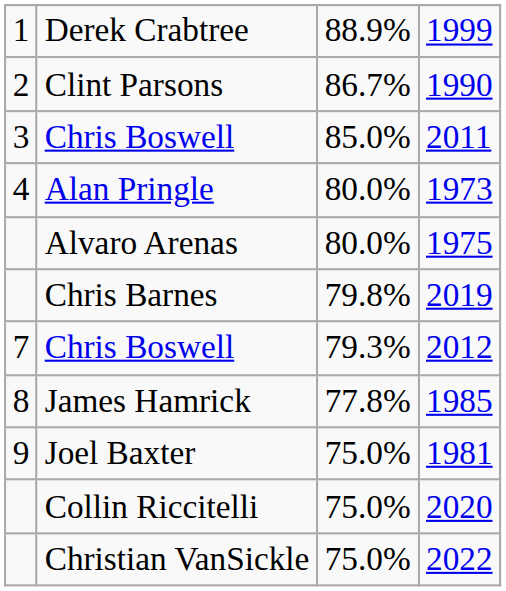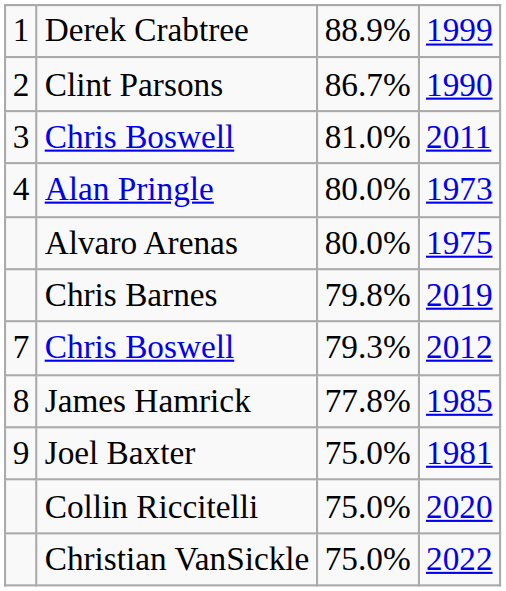(368, 136) 85.0% -> (368, 136) 81.0%
